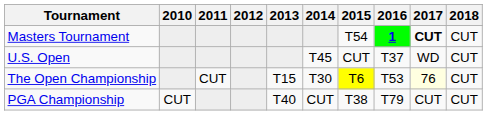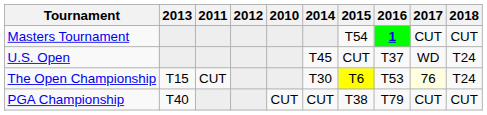columns swapped: (177, 15) <-> (284, 15)
(428, 36) bold -> (428, 36) normal
(464, 58) CUT -> (464, 58) T24
(464, 79) CUT -> (464, 79) T24
